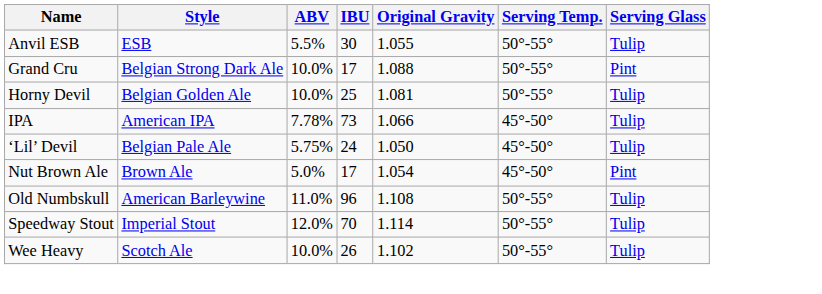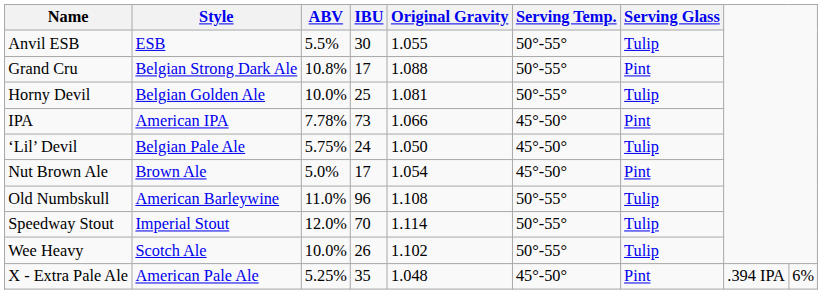(312, 69) 10.0% -> (326, 69) 10.8%
(627, 120) Tulip -> (637, 120) Pint
+ row: (68, 276)
